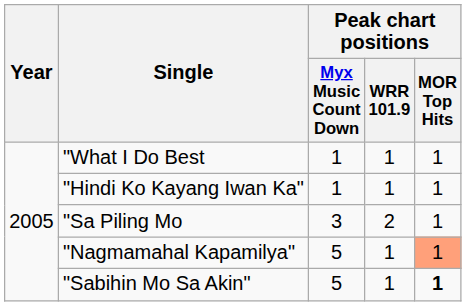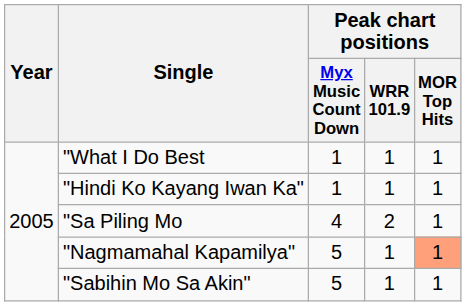(337, 220) 3 -> (337, 220) 4
(438, 284) bold -> (438, 284) normal
